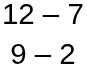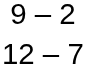rows swapped: (43, 14) <-> (43, 54)
